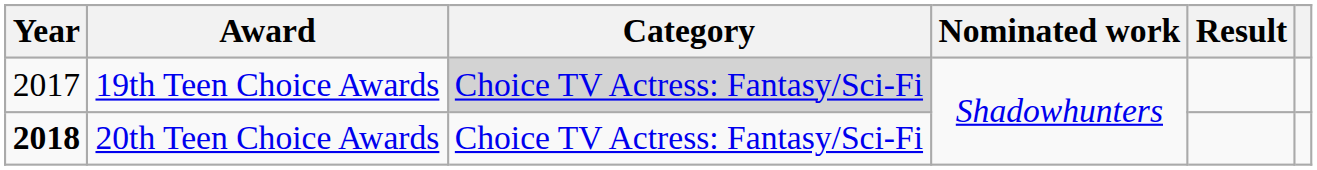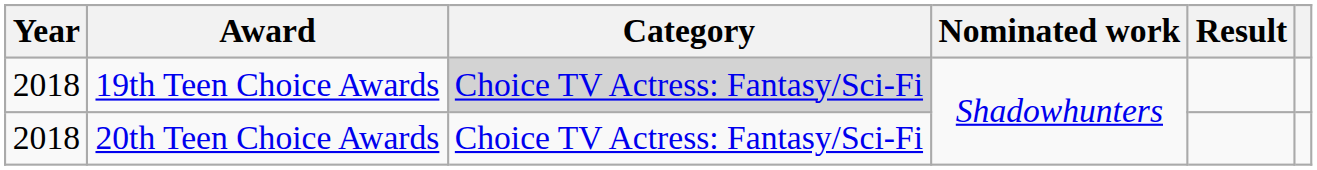(46, 84) 2017 -> (46, 84) 2018
(46, 137) bold -> (46, 137) normal
